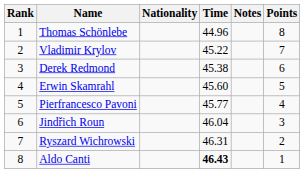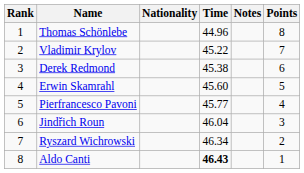(215, 141) 46.31 -> (215, 141) 46.34
